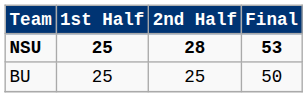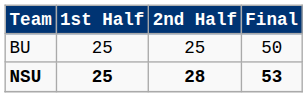rows swapped: (25, 48) <-> (20, 77)
